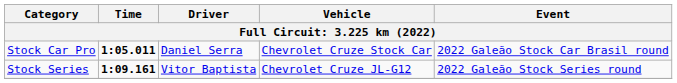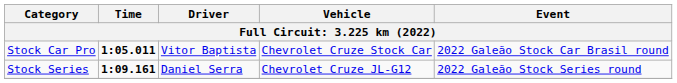(202, 51) Daniel Serra -> (209, 51) Vitor Baptista
(209, 69) Vitor Baptista -> (202, 69) Daniel Serra
